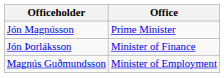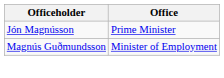- row: (39, 47)
